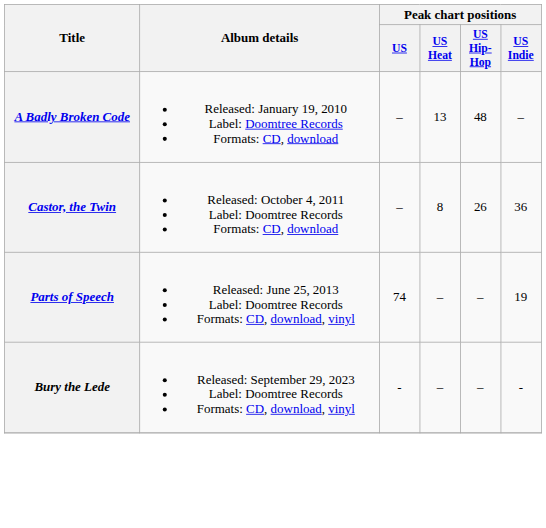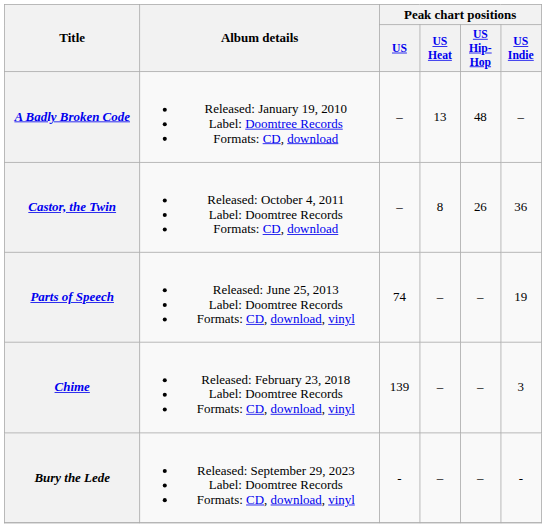+ row: (72, 387)
